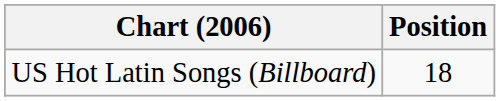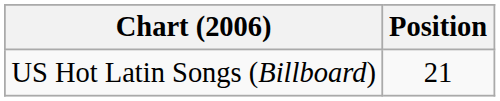(438, 72) 18 -> (438, 72) 21
